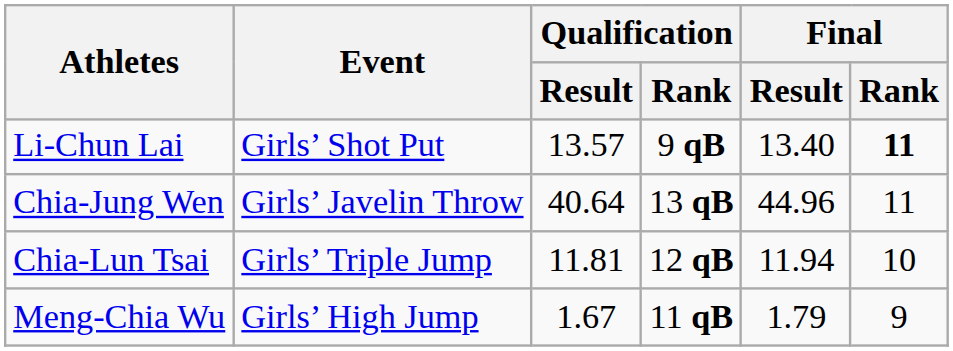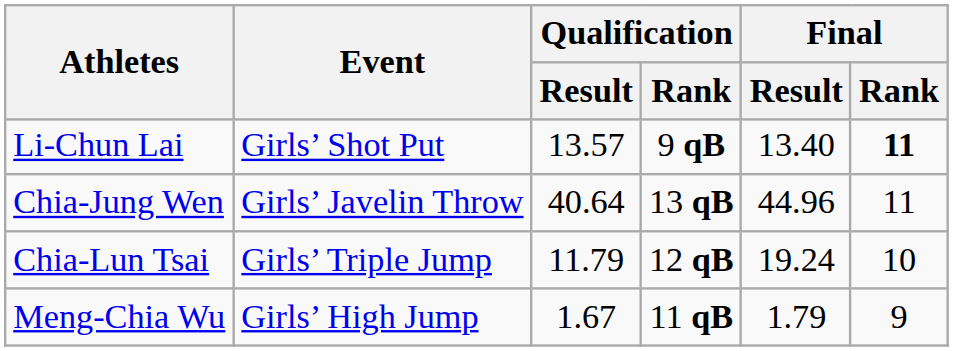(586, 259) 11.81 -> (586, 259) 11.79
(796, 259) 11.94 -> (796, 259) 19.24
